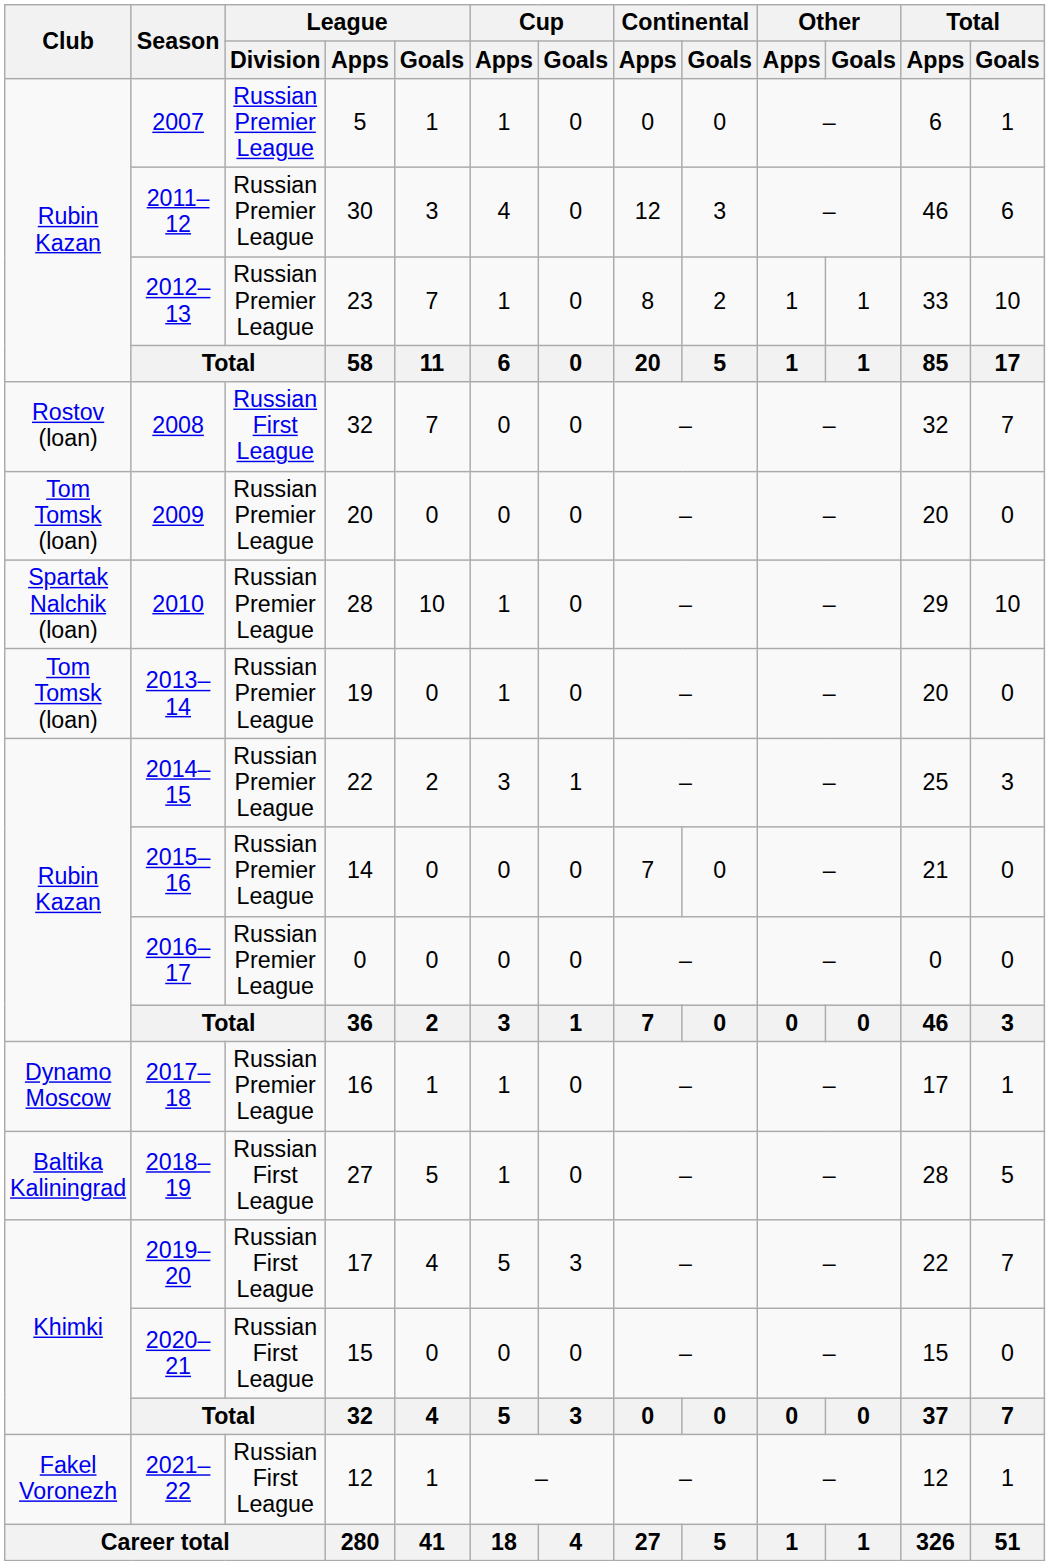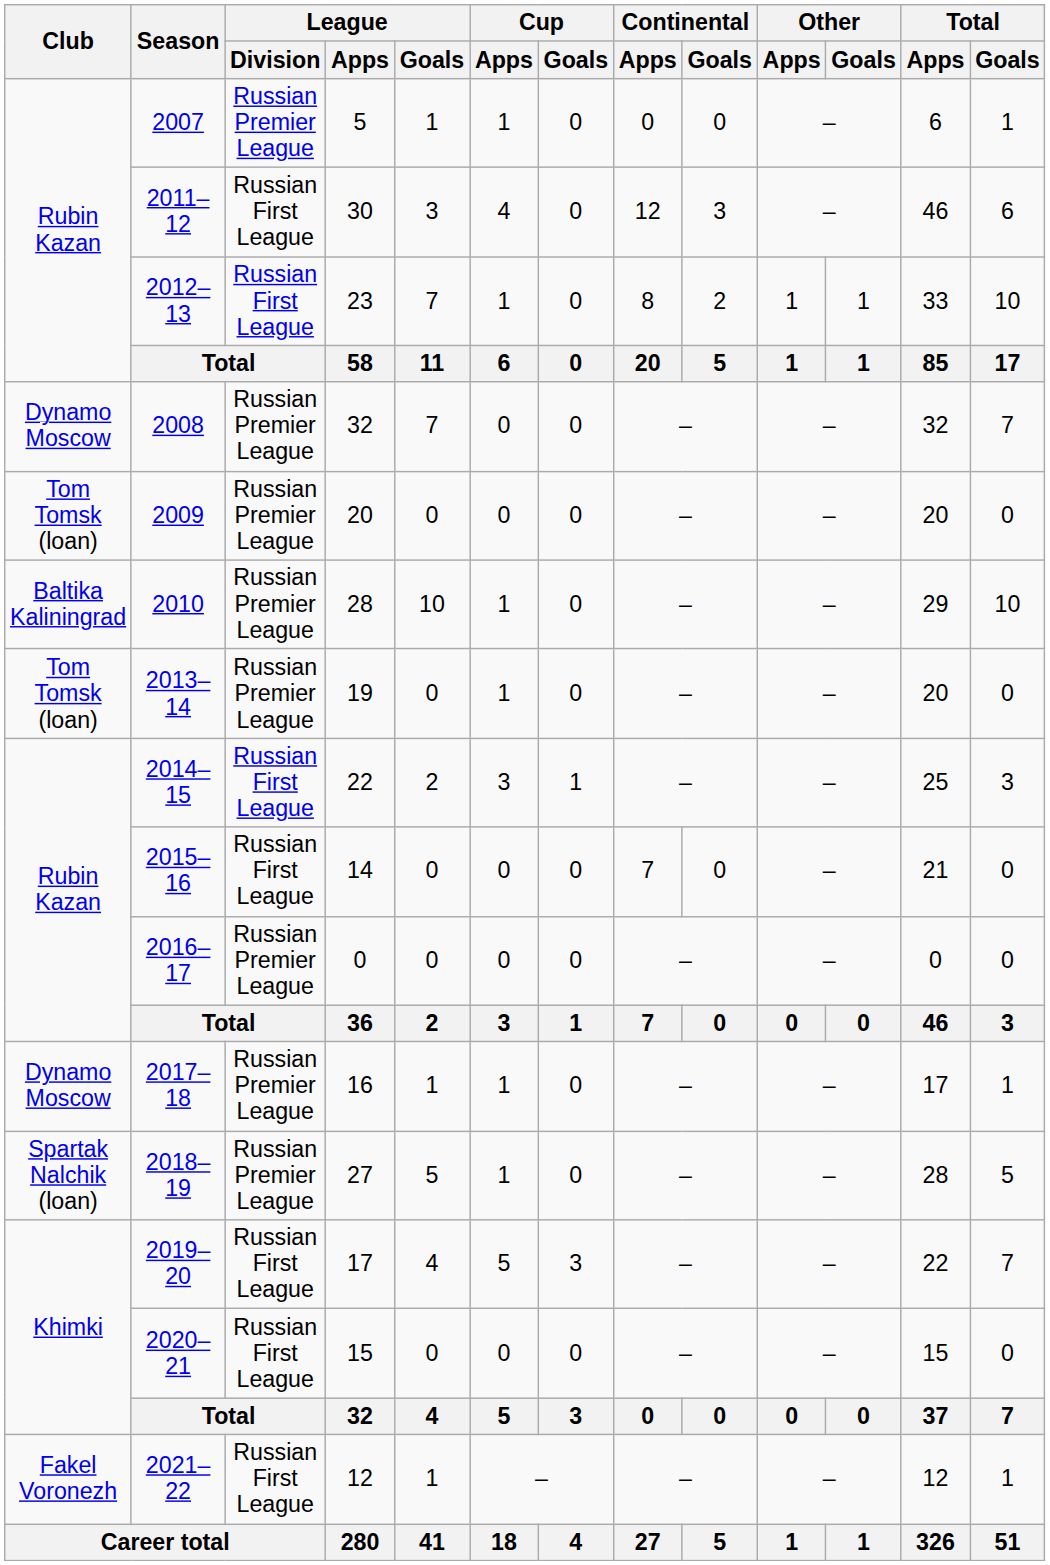(275, 211) Russian Premier League -> (275, 211) Russian First League
(275, 300) Russian Premier League -> (275, 300) Russian First League
(68, 426) Rostov (loan) -> (68, 426) Dynamo Moscow
(275, 426) Russian First League -> (275, 426) Russian Premier League
(68, 604) Spartak Nalchik (loan) -> (68, 604) Baltika Kaliningrad
(275, 782) Russian Premier League -> (275, 782) Russian First League
(275, 871) Russian Premier League -> (275, 871) Russian First League
(68, 1175) Baltika Kaliningrad -> (68, 1175) Spartak Nalchik (loan)
(275, 1175) Russian First League -> (275, 1175) Russian Premier League
